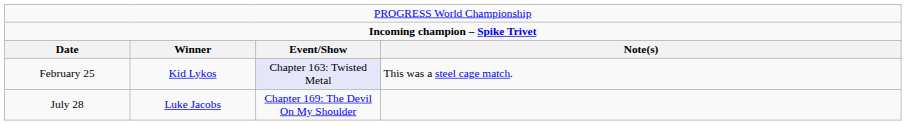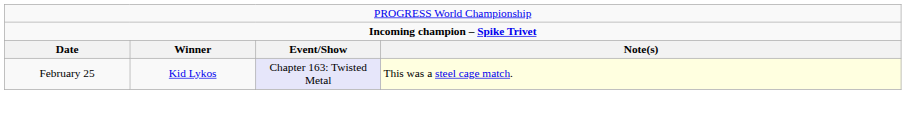(448, 73) no background -> (448, 73) lightyellow background
- row: (67, 104)
